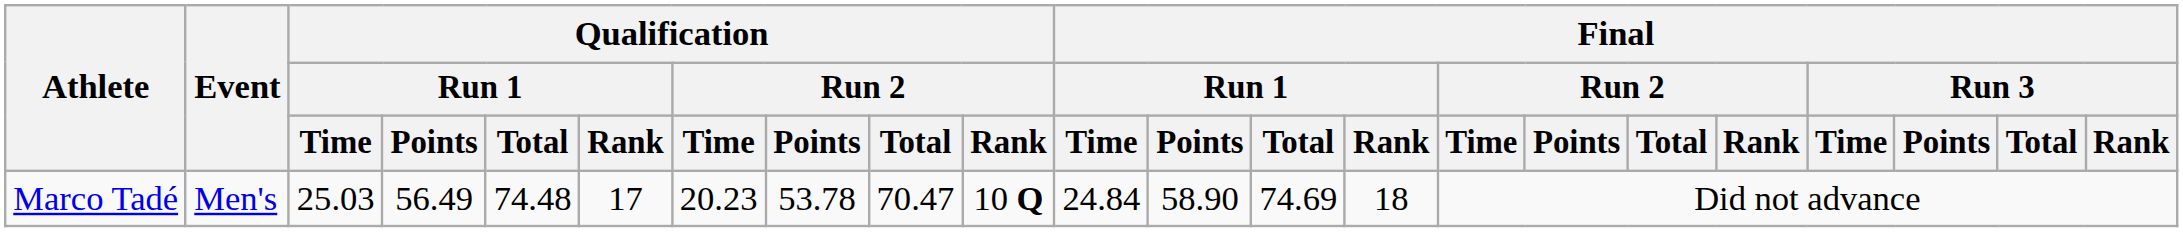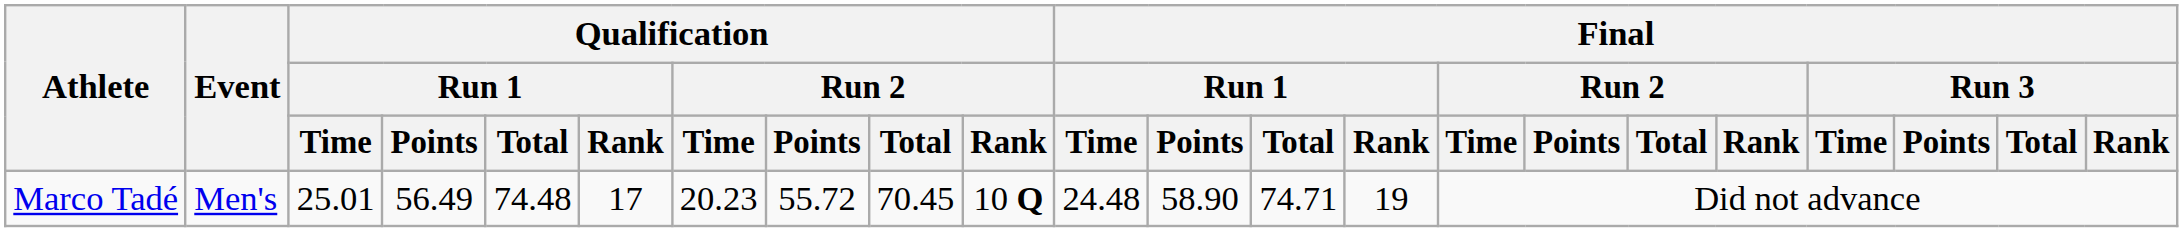(336, 198) 25.03 -> (336, 198) 25.01
(817, 198) 53.78 -> (817, 198) 55.72
(915, 198) 70.47 -> (915, 198) 70.45
(1101, 198) 24.84 -> (1101, 198) 24.48
(1298, 198) 74.69 -> (1298, 198) 74.71
(1391, 198) 18 -> (1391, 198) 19
